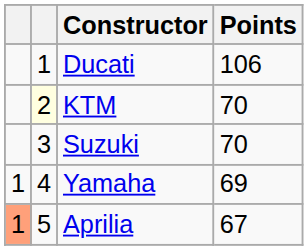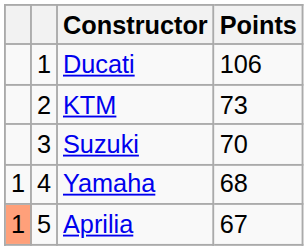(44, 104) lightyellow background -> (44, 104) no background
(234, 104) 70 -> (234, 104) 73
(234, 184) 69 -> (234, 184) 68
